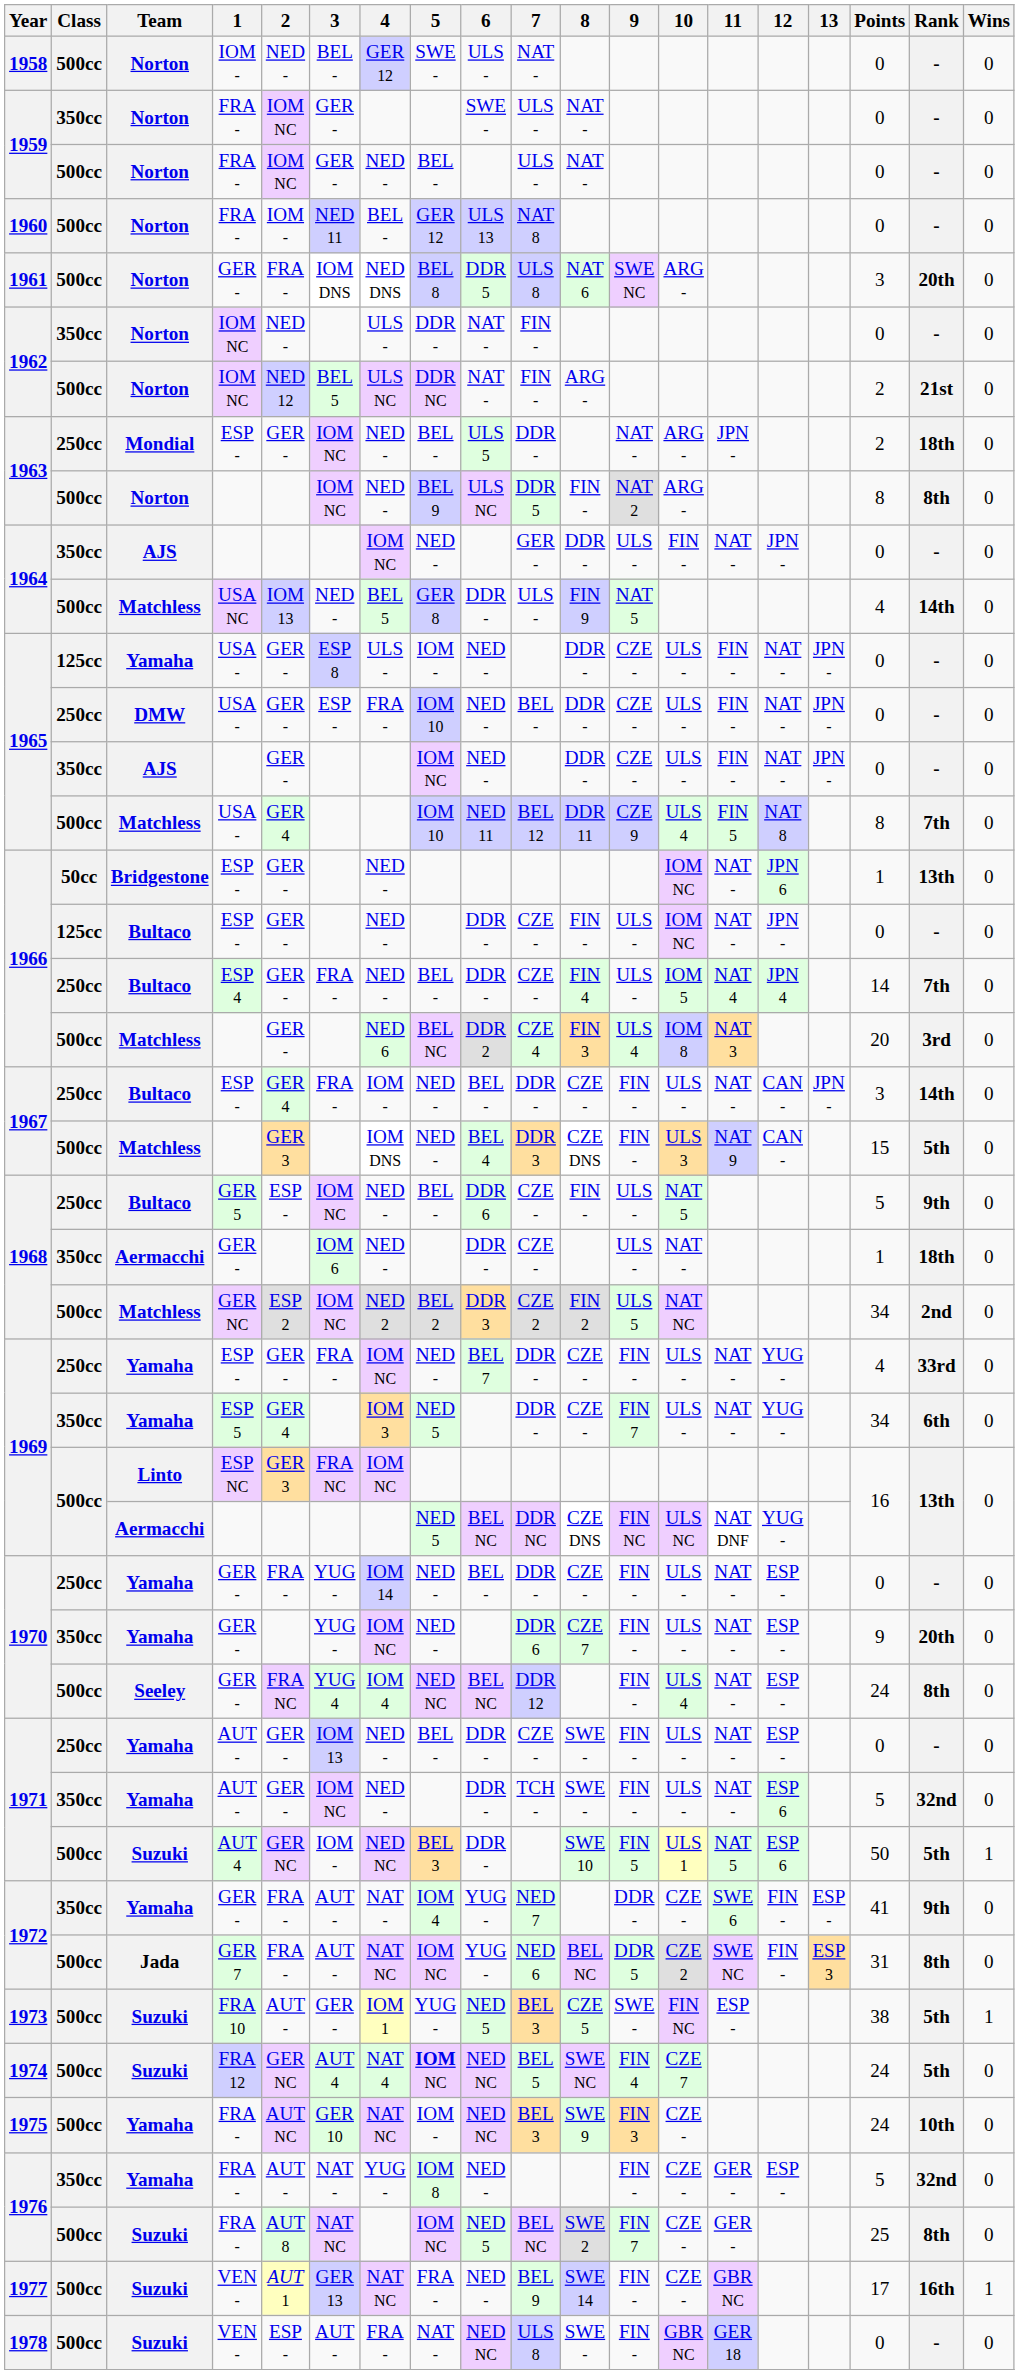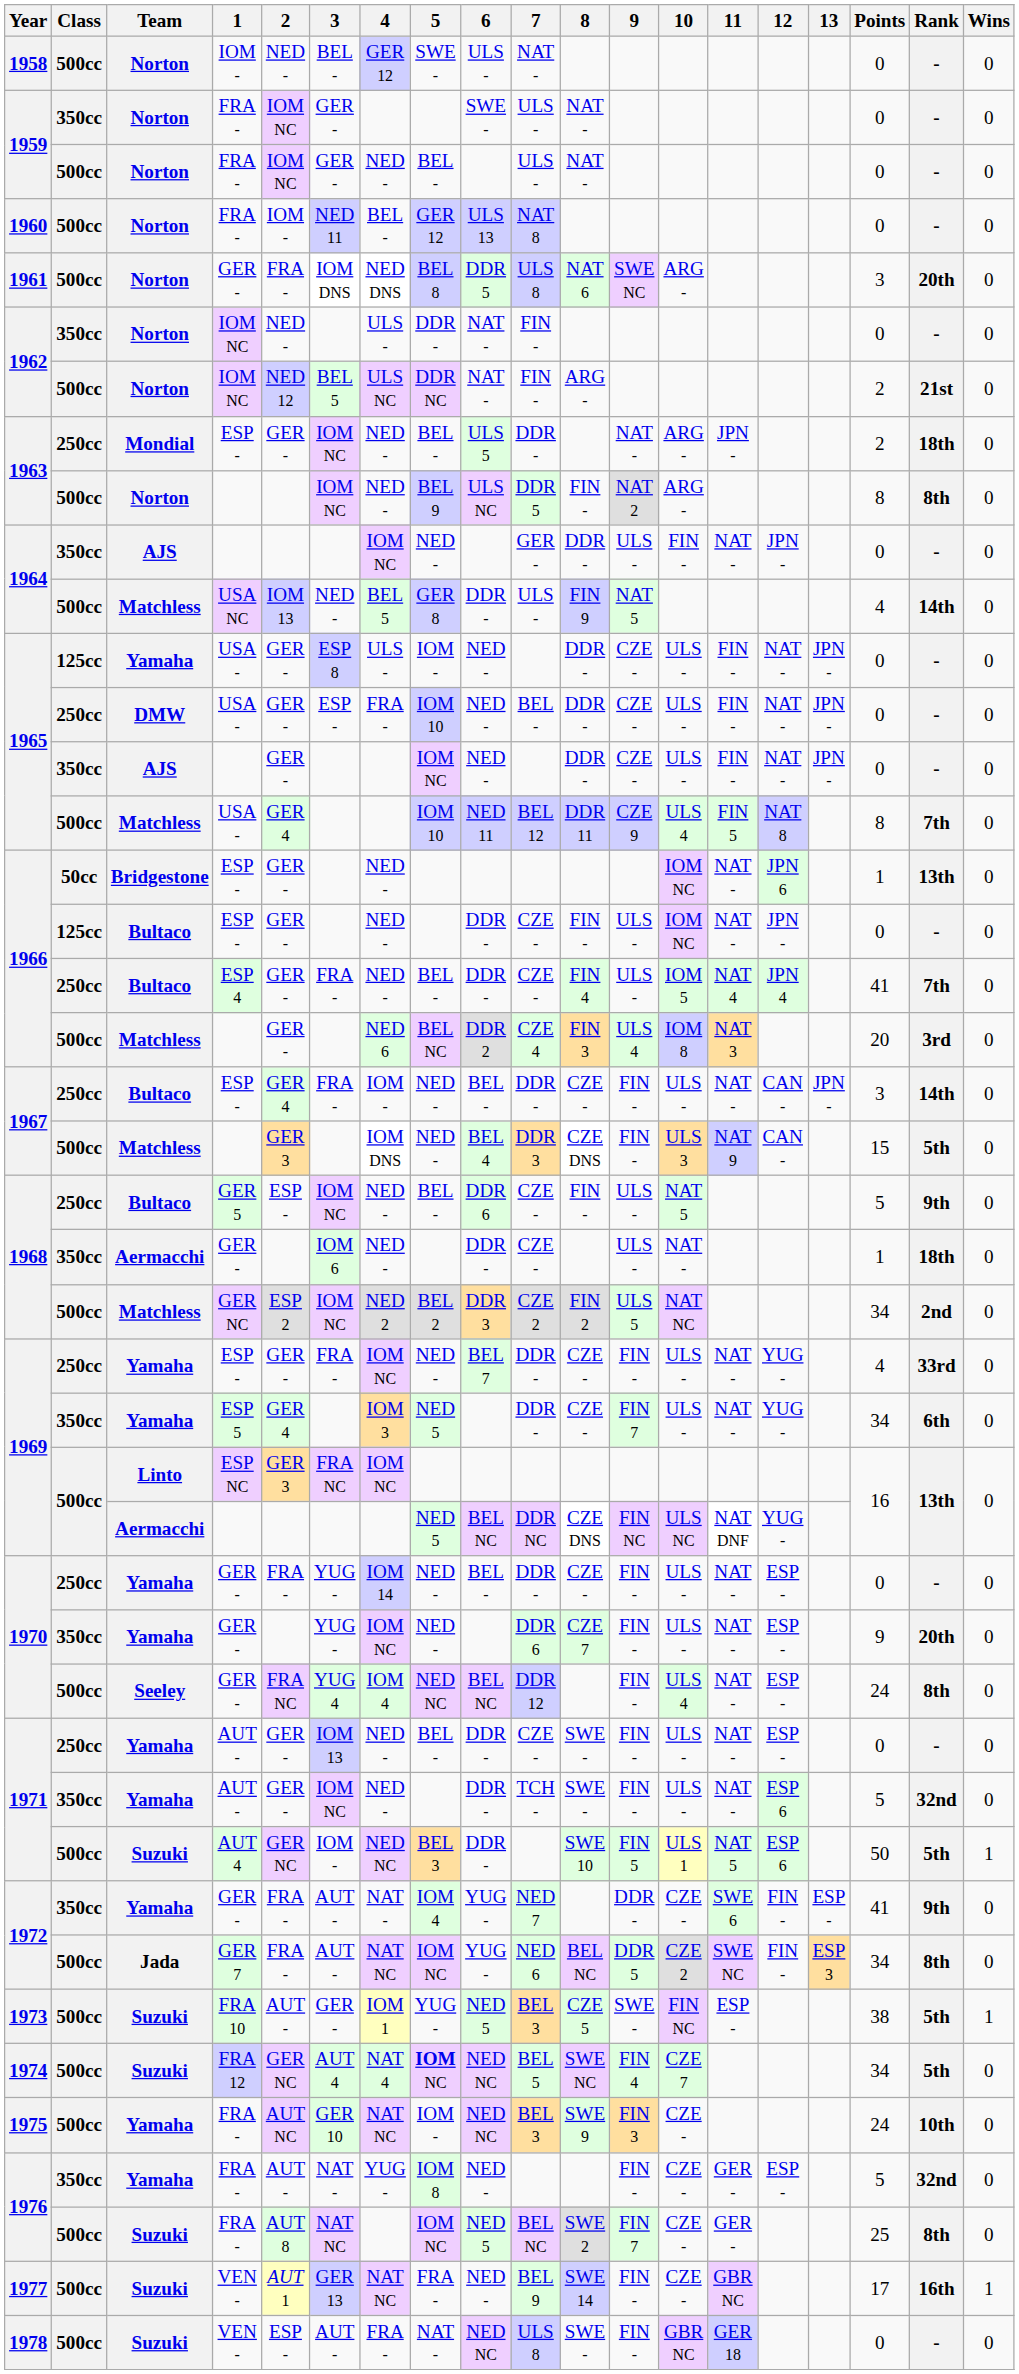(880, 985) 14 -> (880, 985) 41
(880, 1962) 31 -> (880, 1962) 34
(880, 2070) 24 -> (880, 2070) 34
